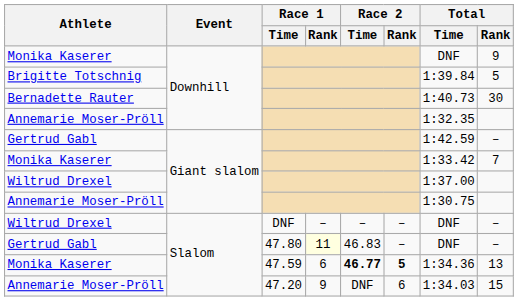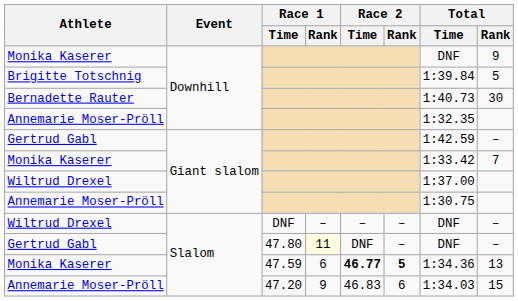(362, 244) 46.83 -> (362, 244) DNF
(362, 285) DNF -> (362, 285) 46.83
